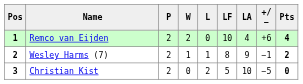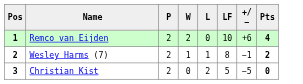- column: (247, 17)
